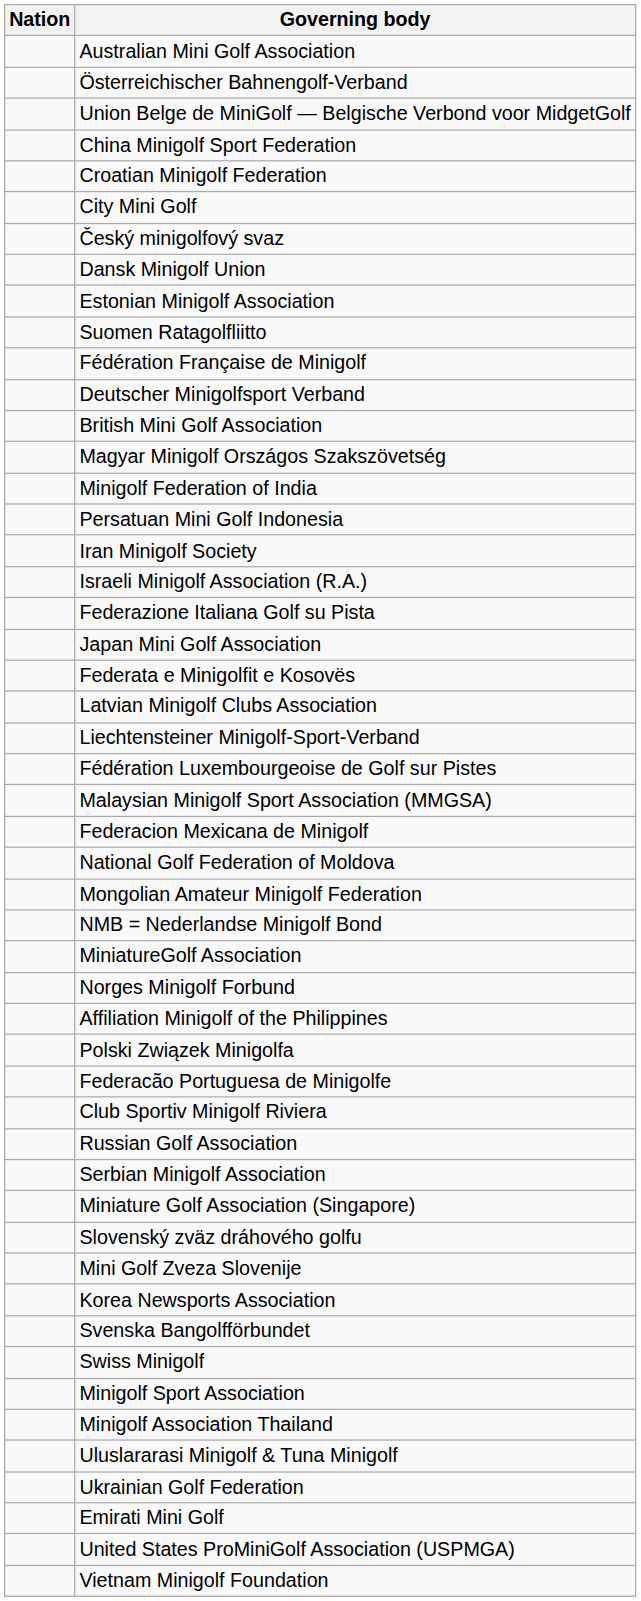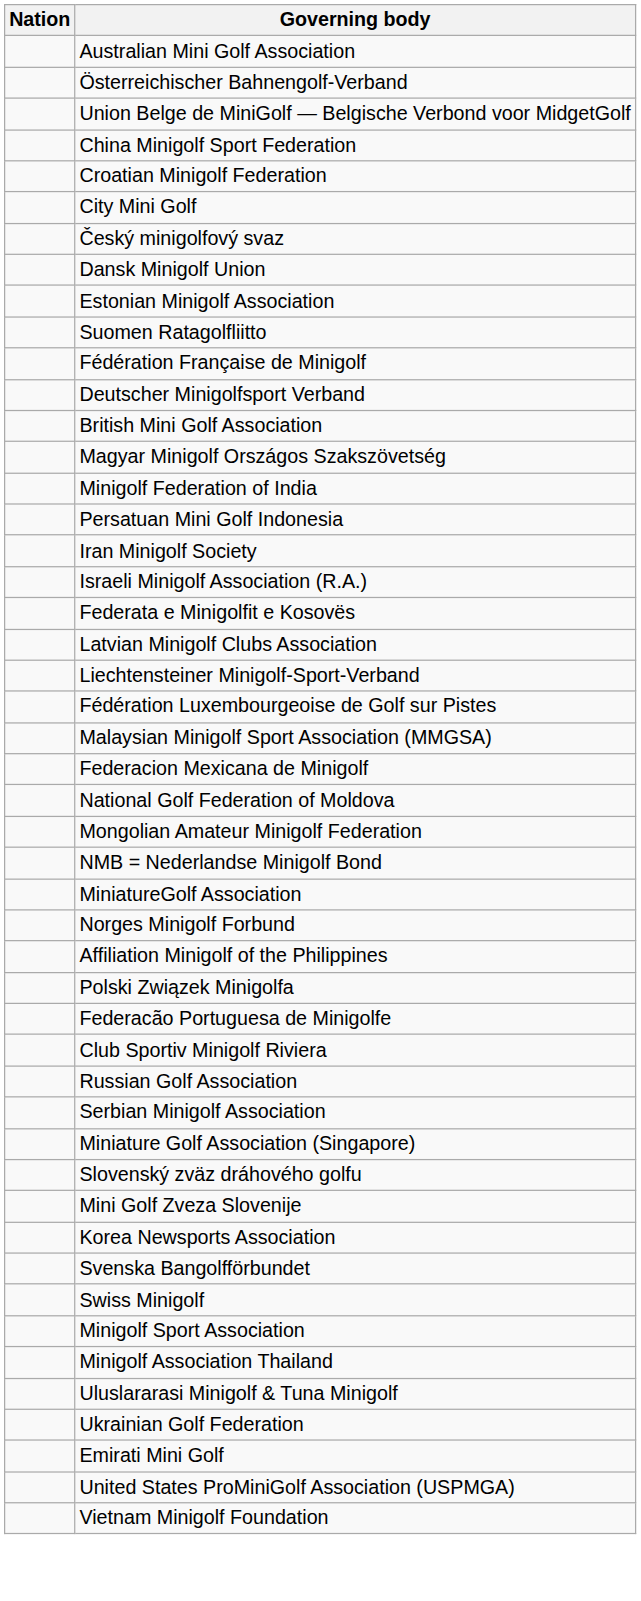- row: (227, 613)
- row: (200, 644)
